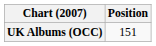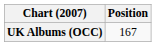(128, 32) 151 -> (128, 32) 167
